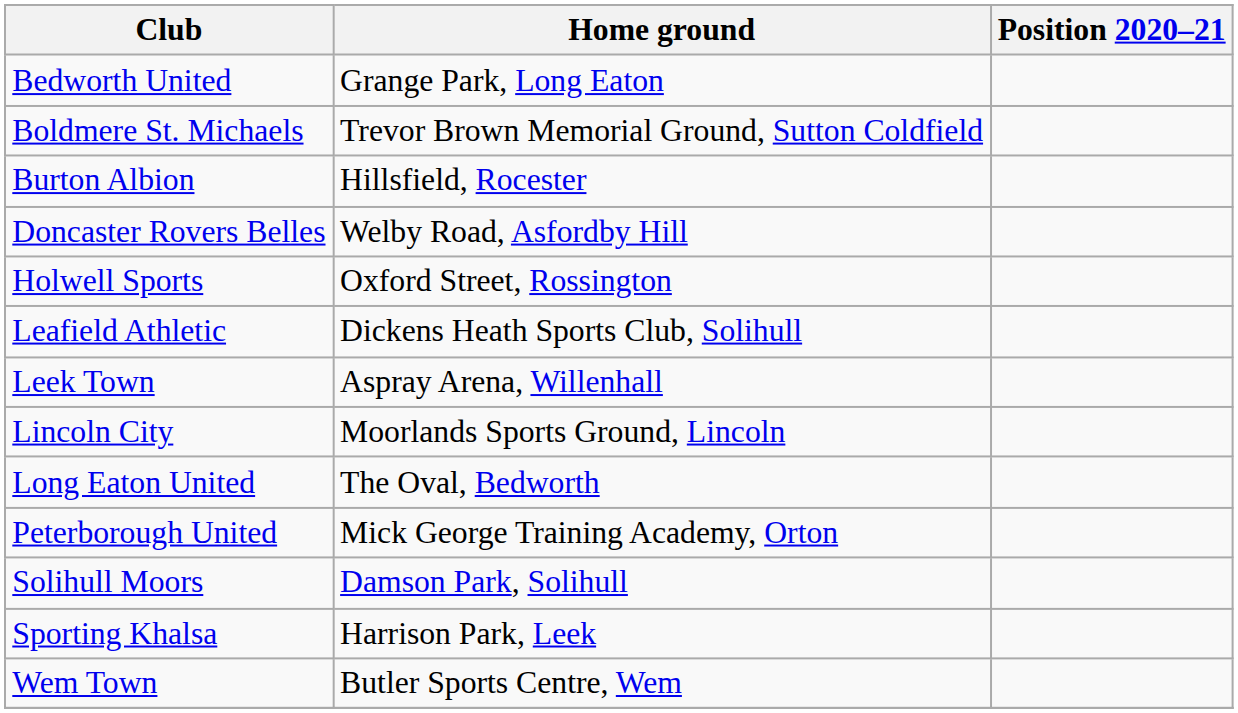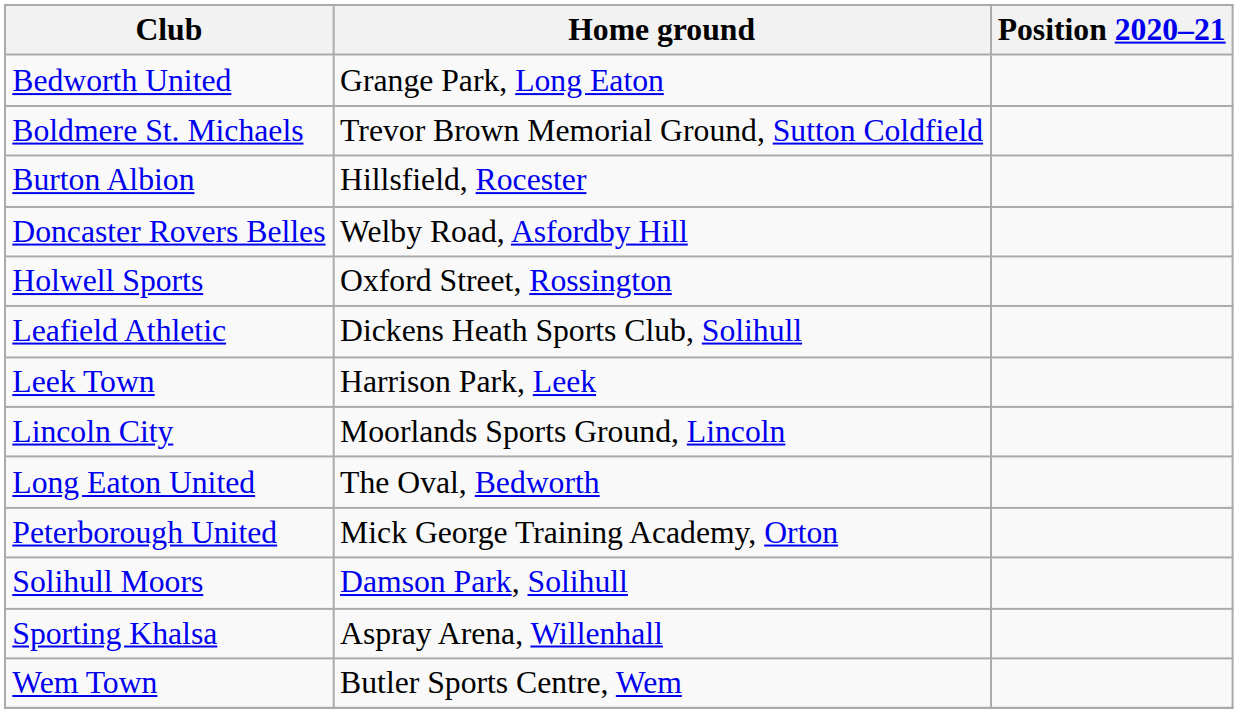(501, 381) Aspray Arena, Willenhall -> (468, 381) Harrison Park, Leek
(468, 632) Harrison Park, Leek -> (501, 632) Aspray Arena, Willenhall
